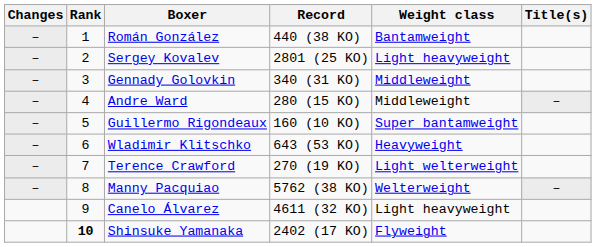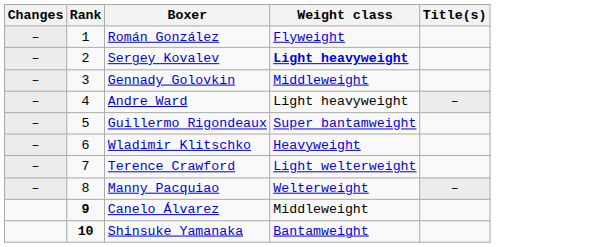- column: (321, 15)
(423, 37) Bantamweight -> (309, 37) Flyweight
(443, 59) normal -> (341, 59) bold
(423, 102) Middleweight -> (341, 102) Light heavyweight
(86, 210) normal -> (86, 210) bold
(443, 210) Light heavyweight -> (321, 210) Middleweight
(411, 231) Flyweight -> (321, 231) Bantamweight
